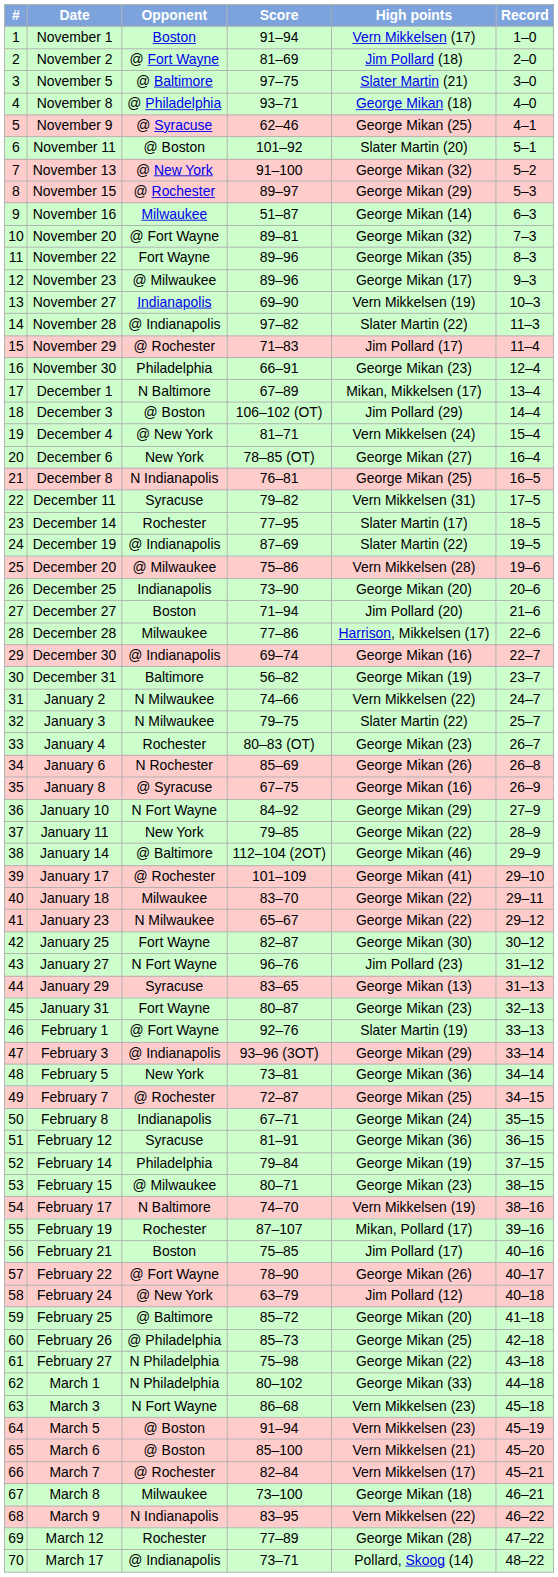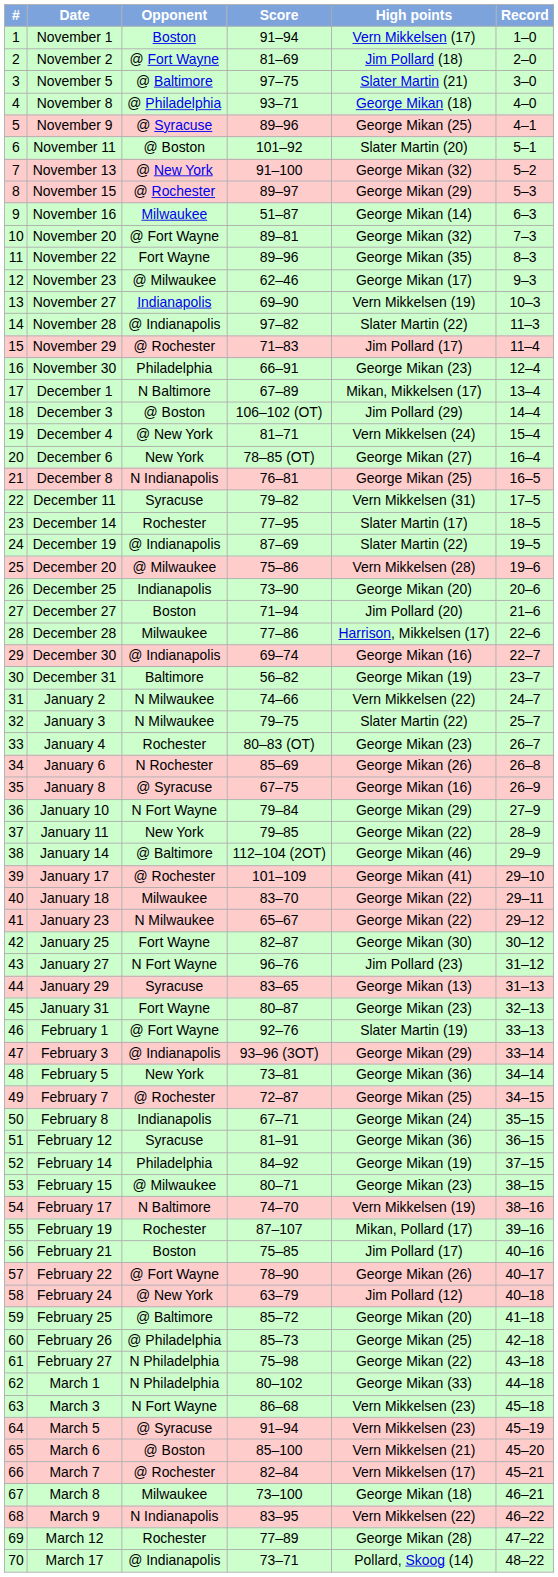(279, 125) 62–46 -> (279, 125) 89–96
(279, 280) 89–96 -> (279, 280) 62–46
(279, 810) 84–92 -> (279, 810) 79–84
(279, 1163) 79–84 -> (279, 1163) 84–92
(174, 1428) @ Boston -> (174, 1428) @ Syracuse
